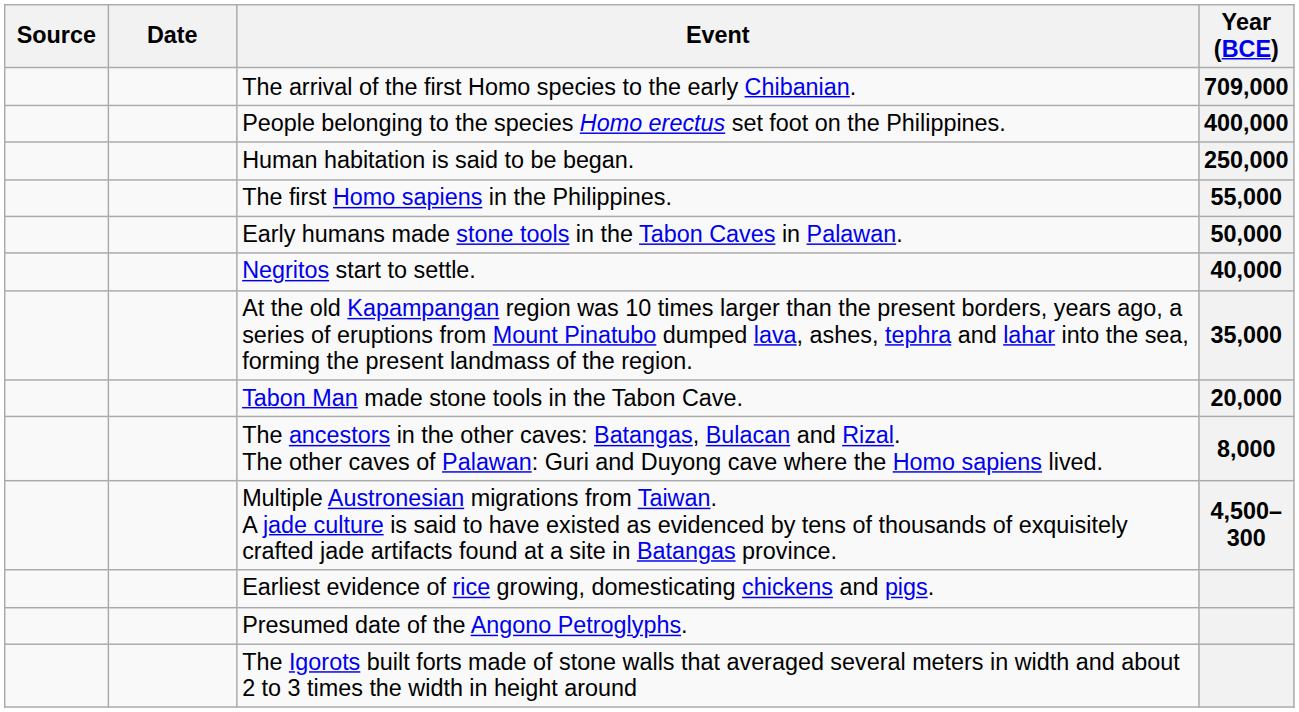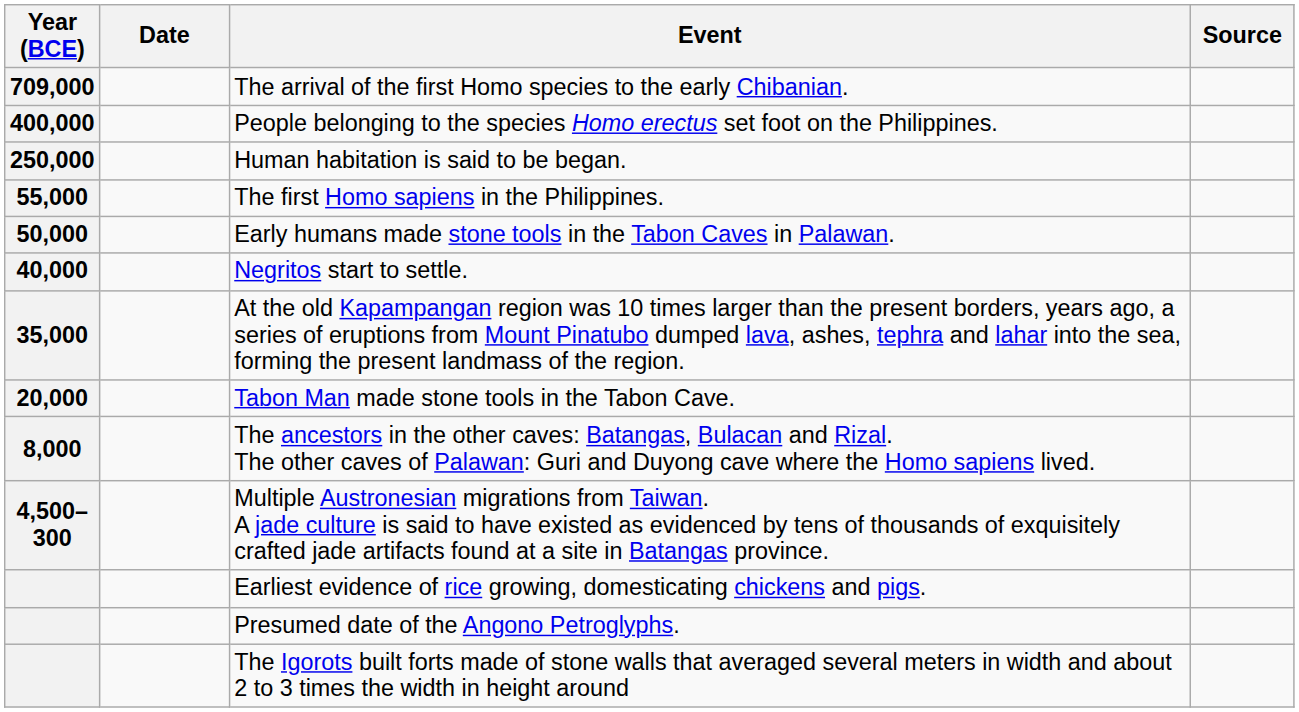columns swapped: (1246, 36) <-> (56, 36)
